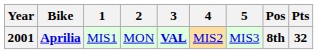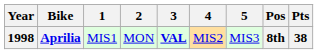(21, 37) 2001 -> (21, 37) 1998
(301, 37) 32 -> (301, 37) 38
